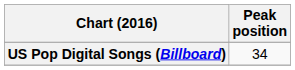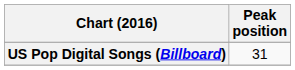(260, 53) 34 -> (260, 53) 31
